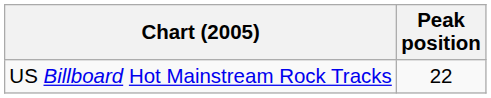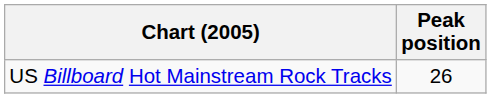(441, 76) 22 -> (441, 76) 26
